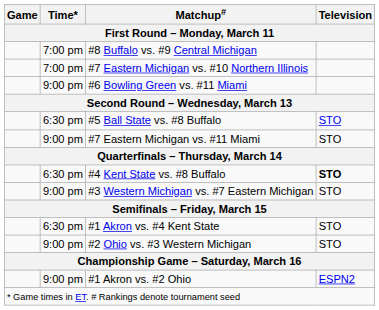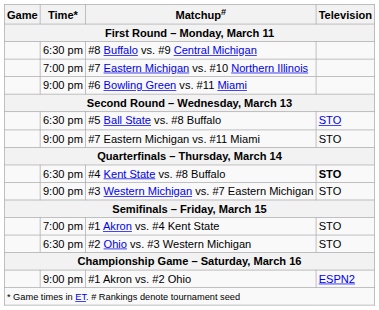(63, 51) 7:00 pm -> (63, 51) 6:30 pm
(63, 226) 6:30 pm -> (63, 226) 7:00 pm
(63, 244) 9:00 pm -> (63, 244) 6:30 pm
